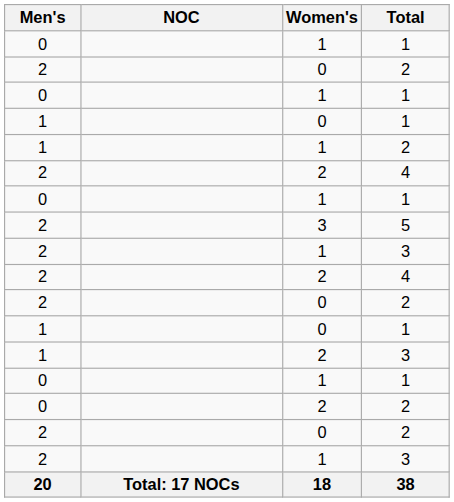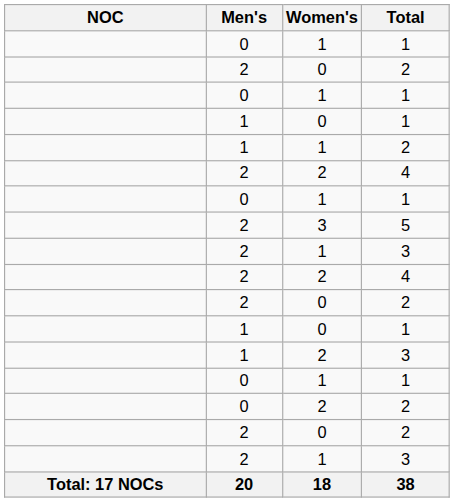columns swapped: (181, 18) <-> (43, 18)
